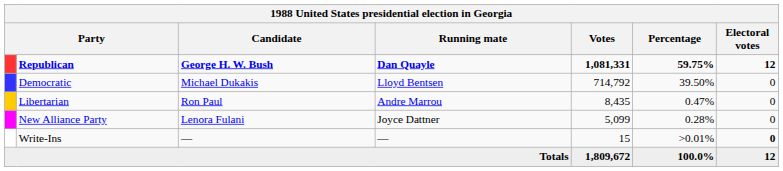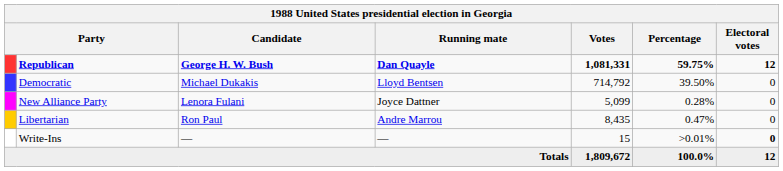rows swapped: (44, 101) <-> (63, 120)
